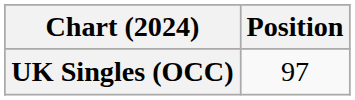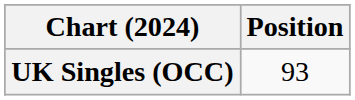(295, 71) 97 -> (295, 71) 93
